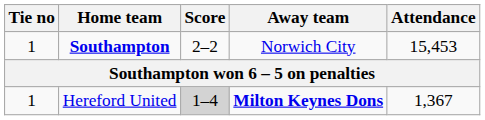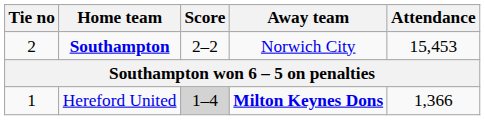(32, 45) 1 -> (32, 45) 2
(433, 100) 1,367 -> (433, 100) 1,366
